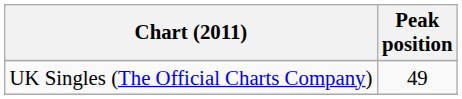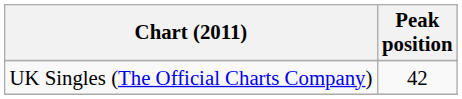(417, 77) 49 -> (417, 77) 42
